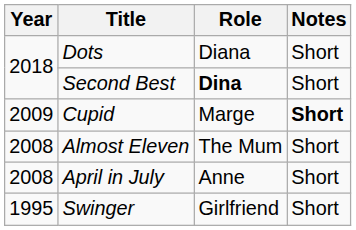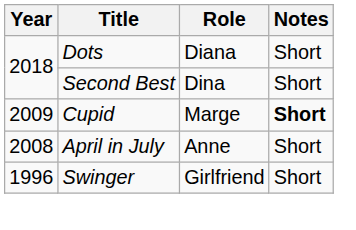(220, 83) bold -> (205, 83) normal
- row: (126, 146)
(31, 209) 1995 -> (31, 177) 1996
